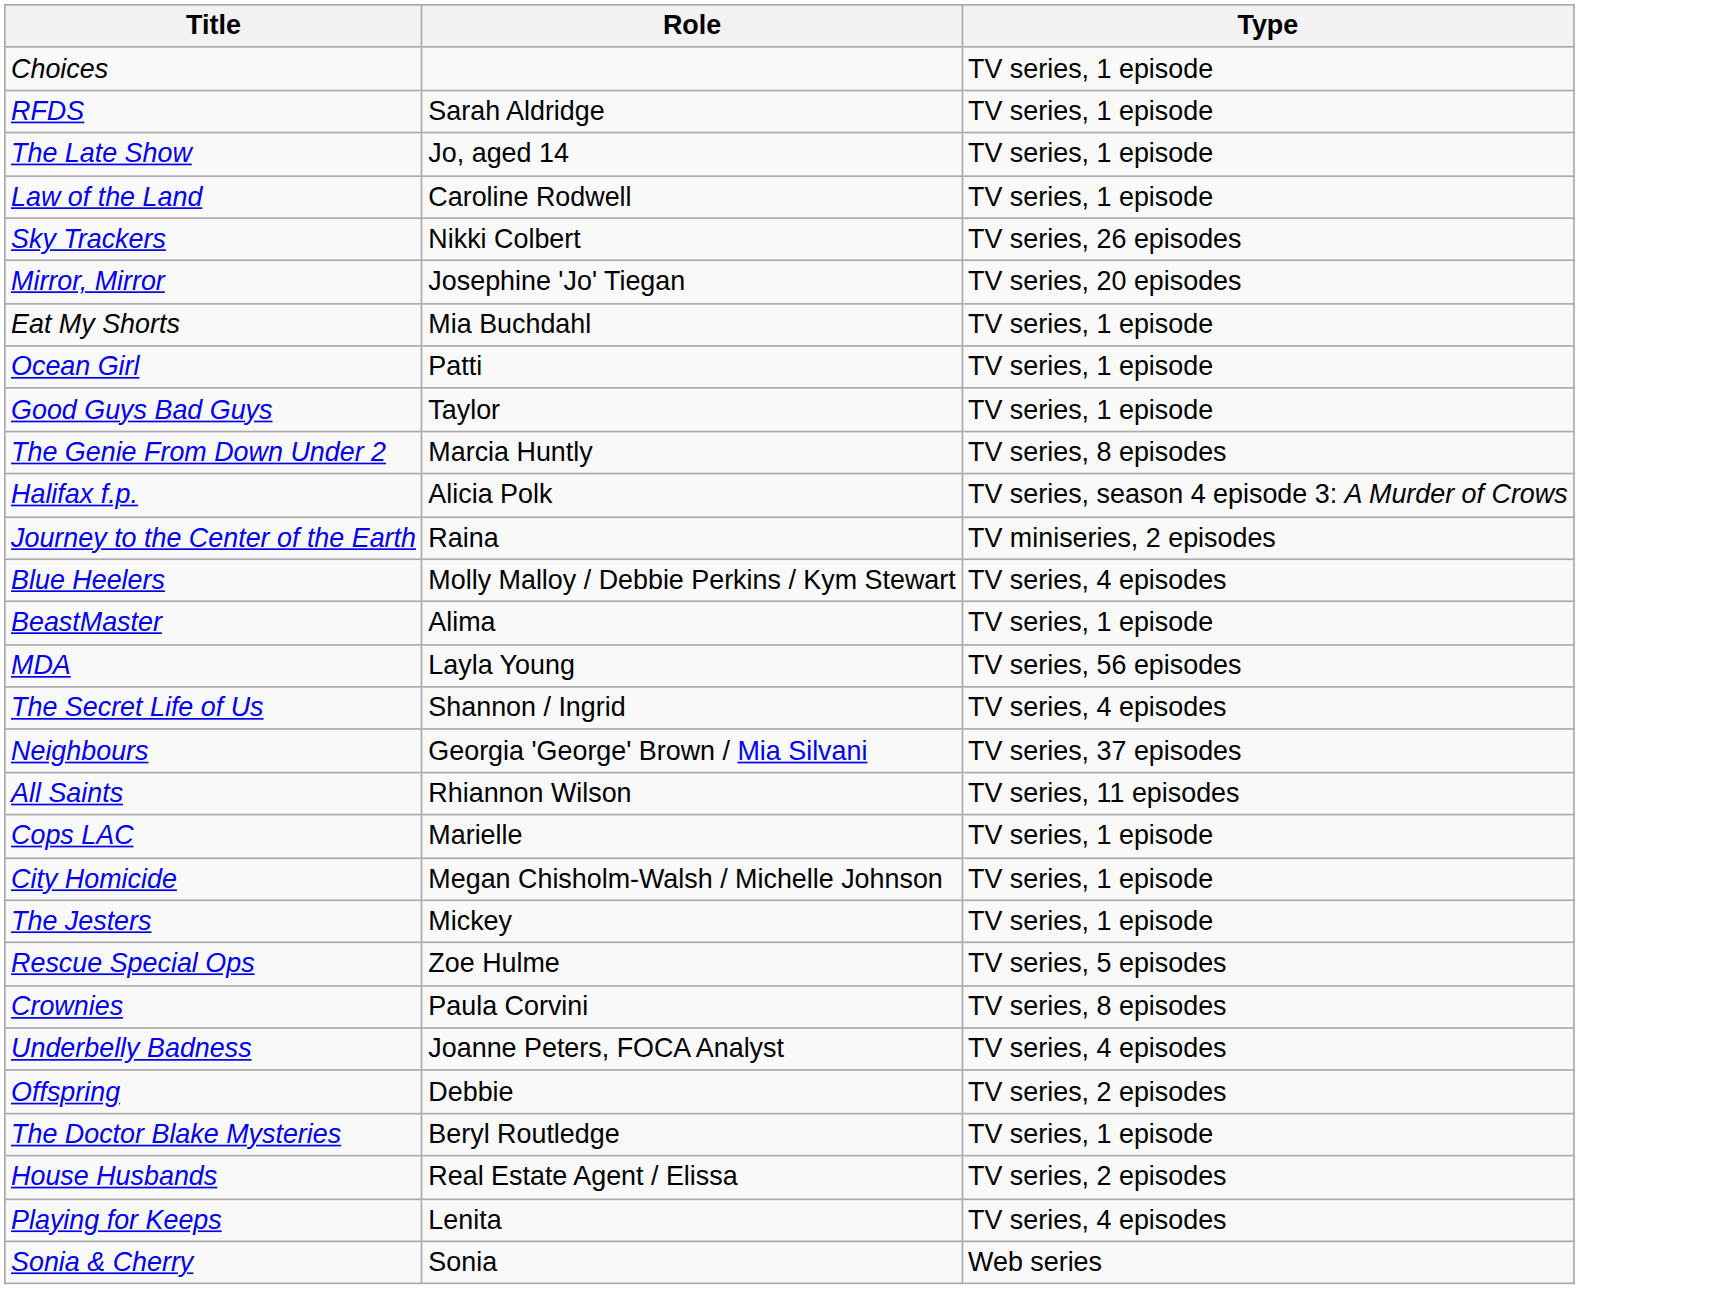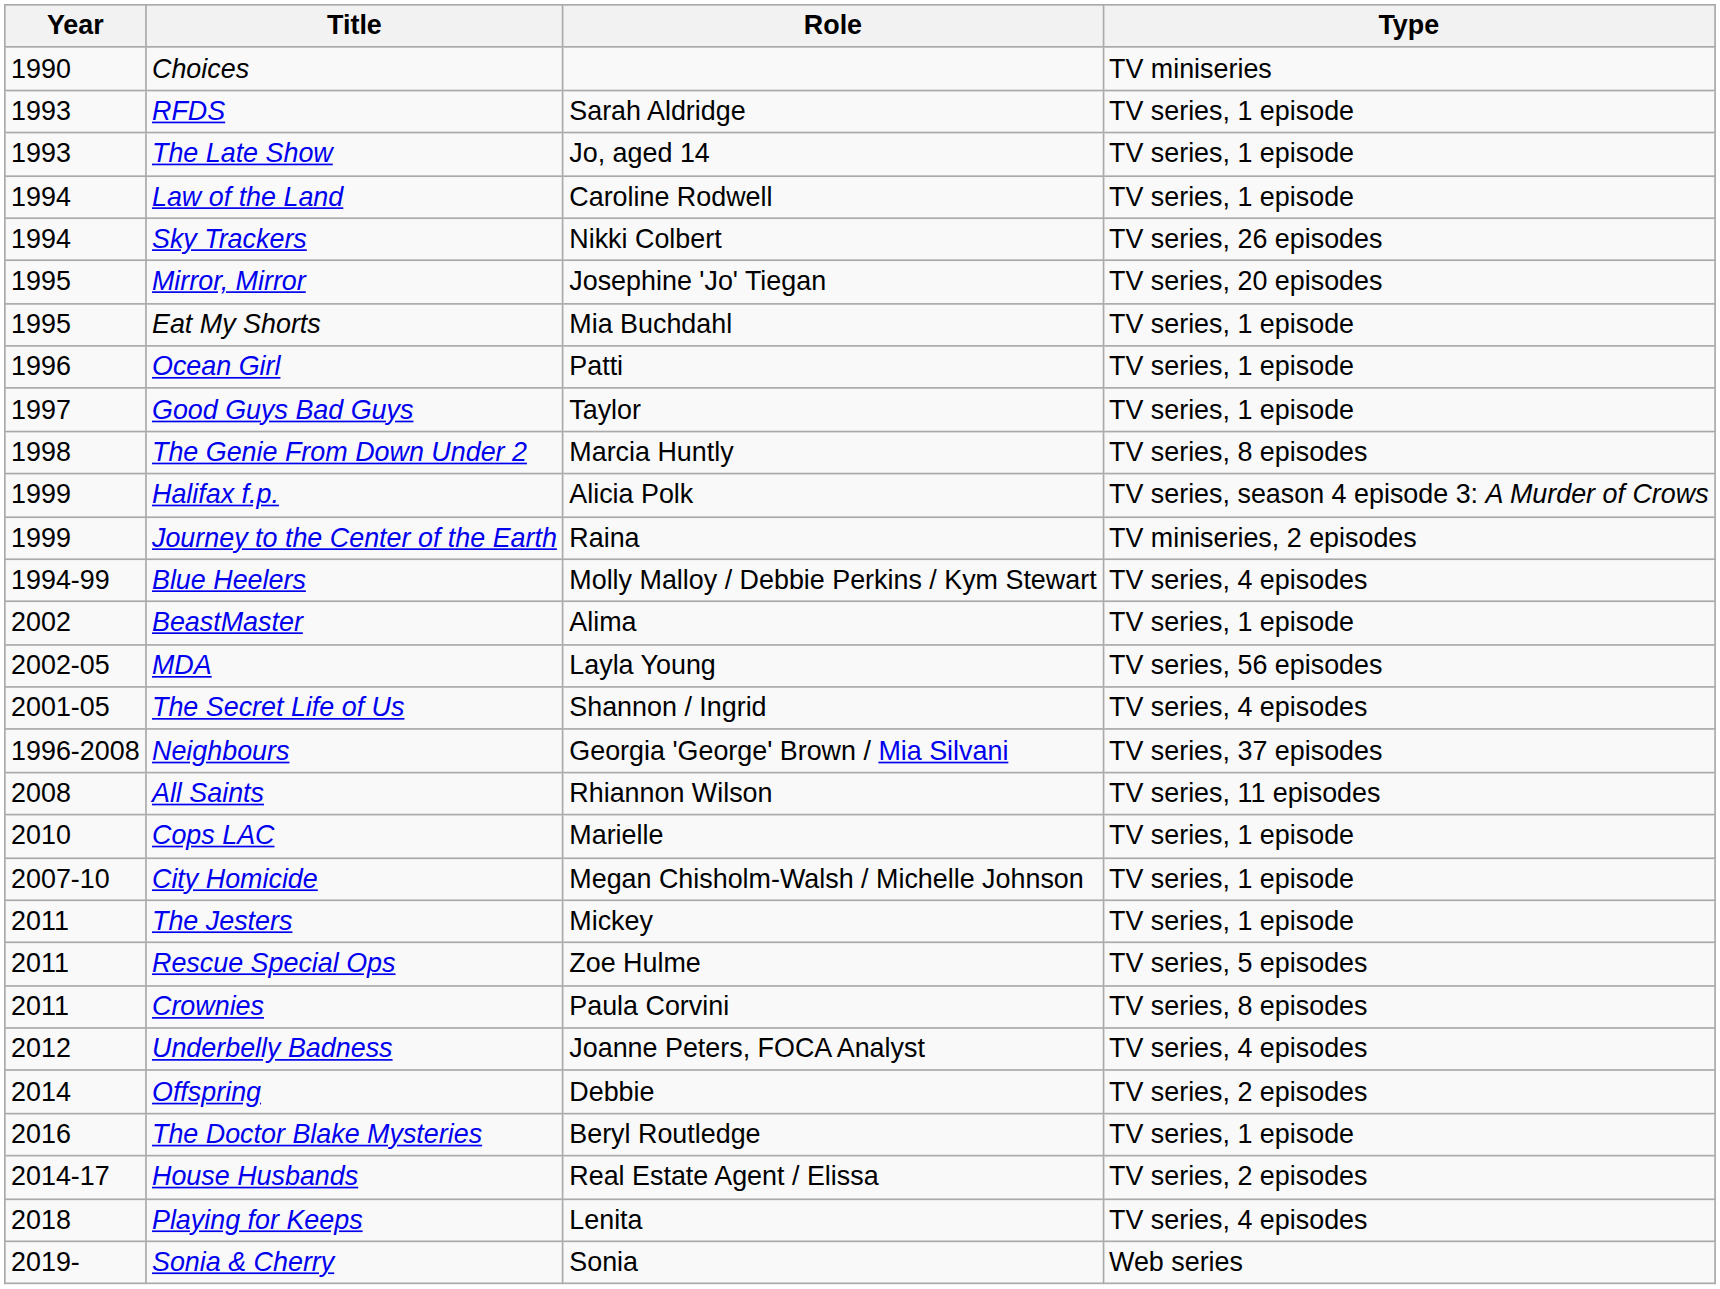+ column: (75, 25)
(1091, 68) TV series, 1 episode -> (1190, 68) TV miniseries
